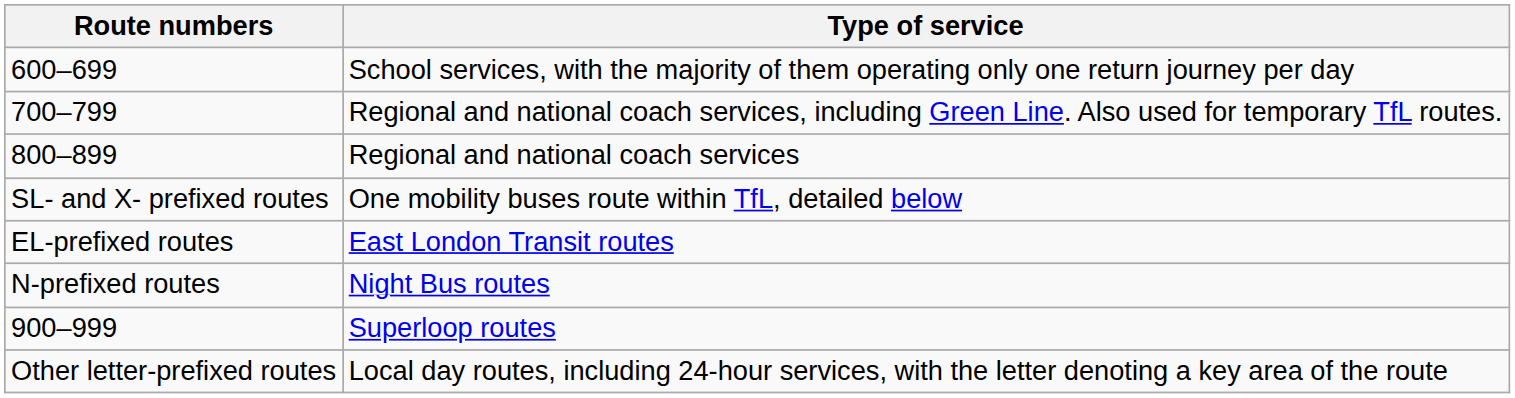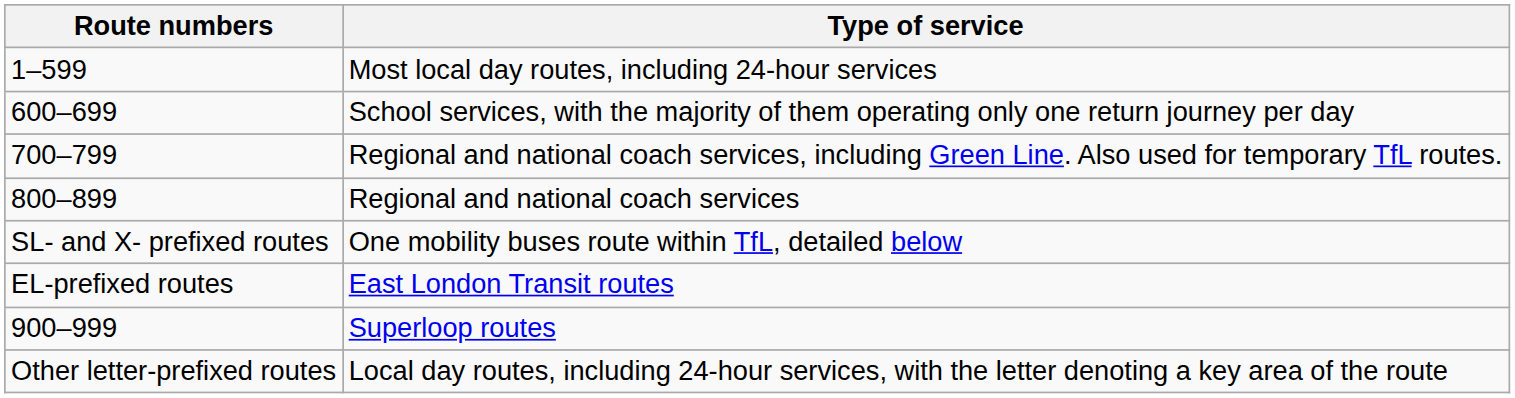+ row: (643, 69)
- row: (449, 284)
